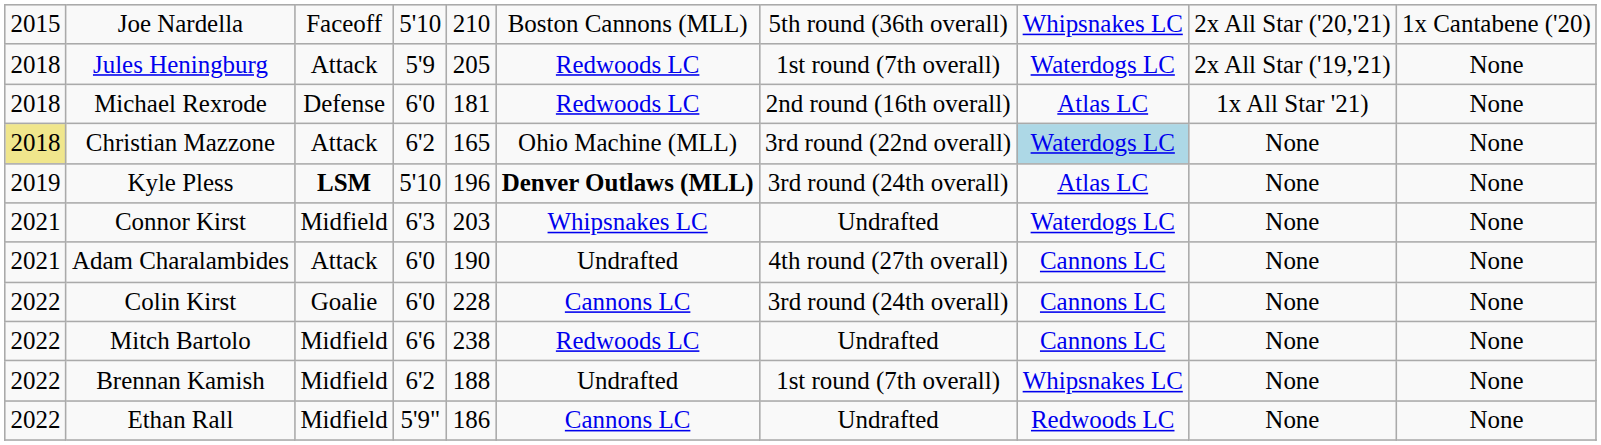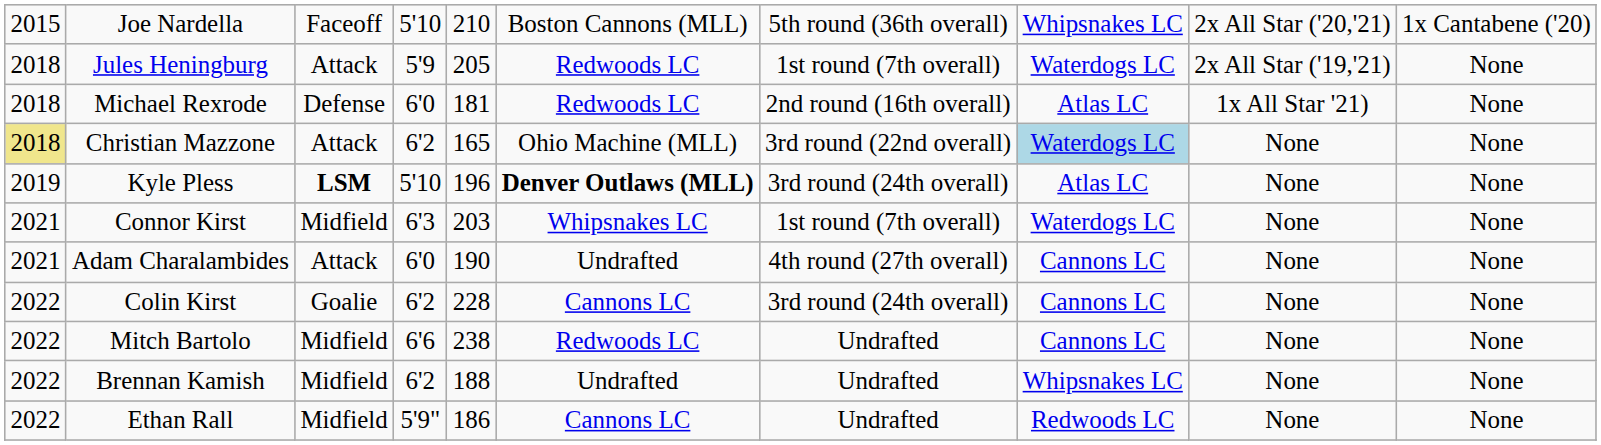(888, 222) Undrafted -> (888, 222) 1st round (7th overall)
(420, 301) 6'0 -> (420, 301) 6'2
(888, 380) 1st round (7th overall) -> (888, 380) Undrafted
